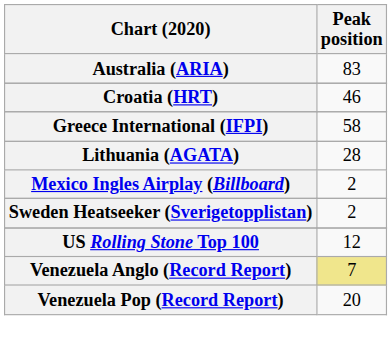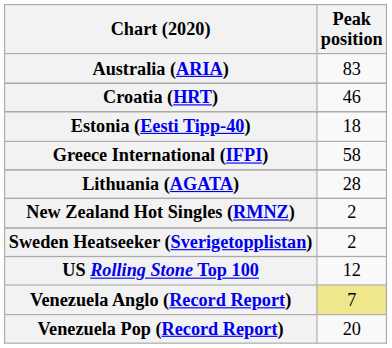+ row: (161, 126)
- row: (161, 184)
+ row: (161, 213)
